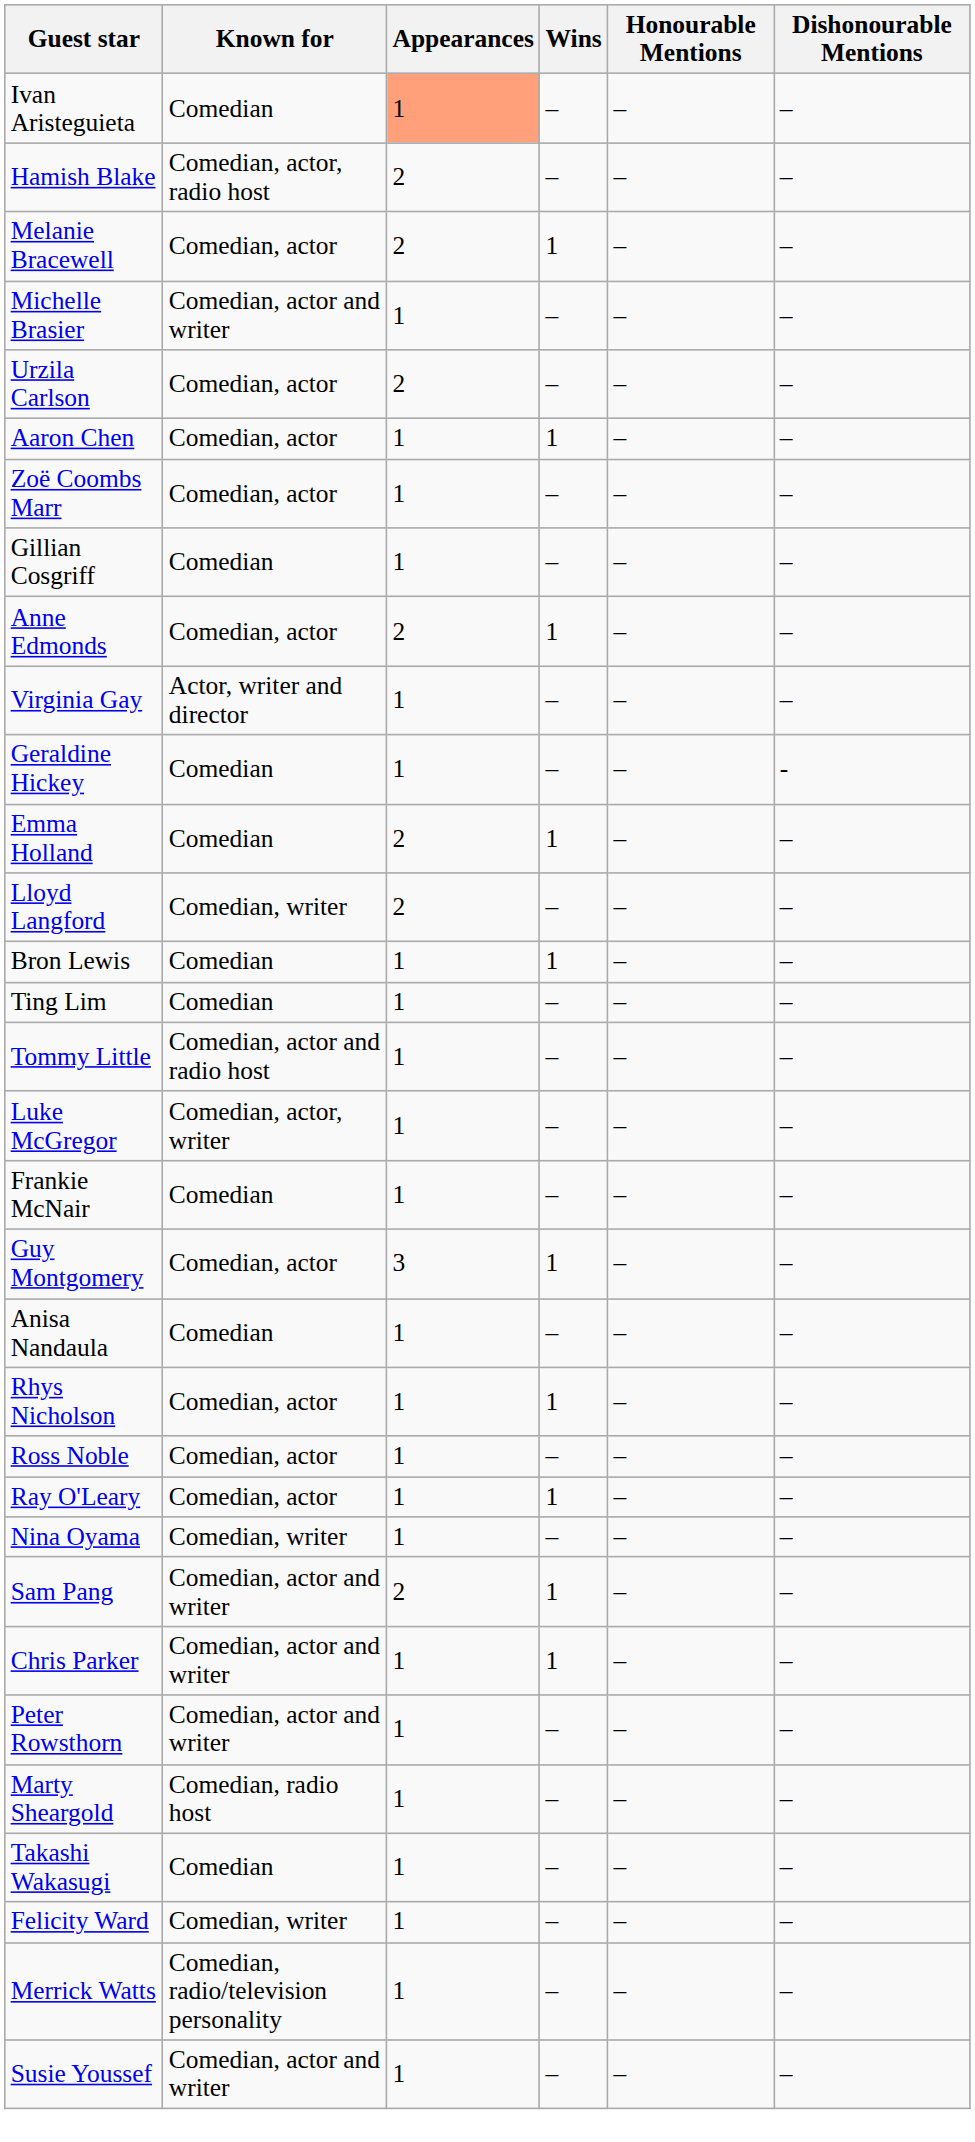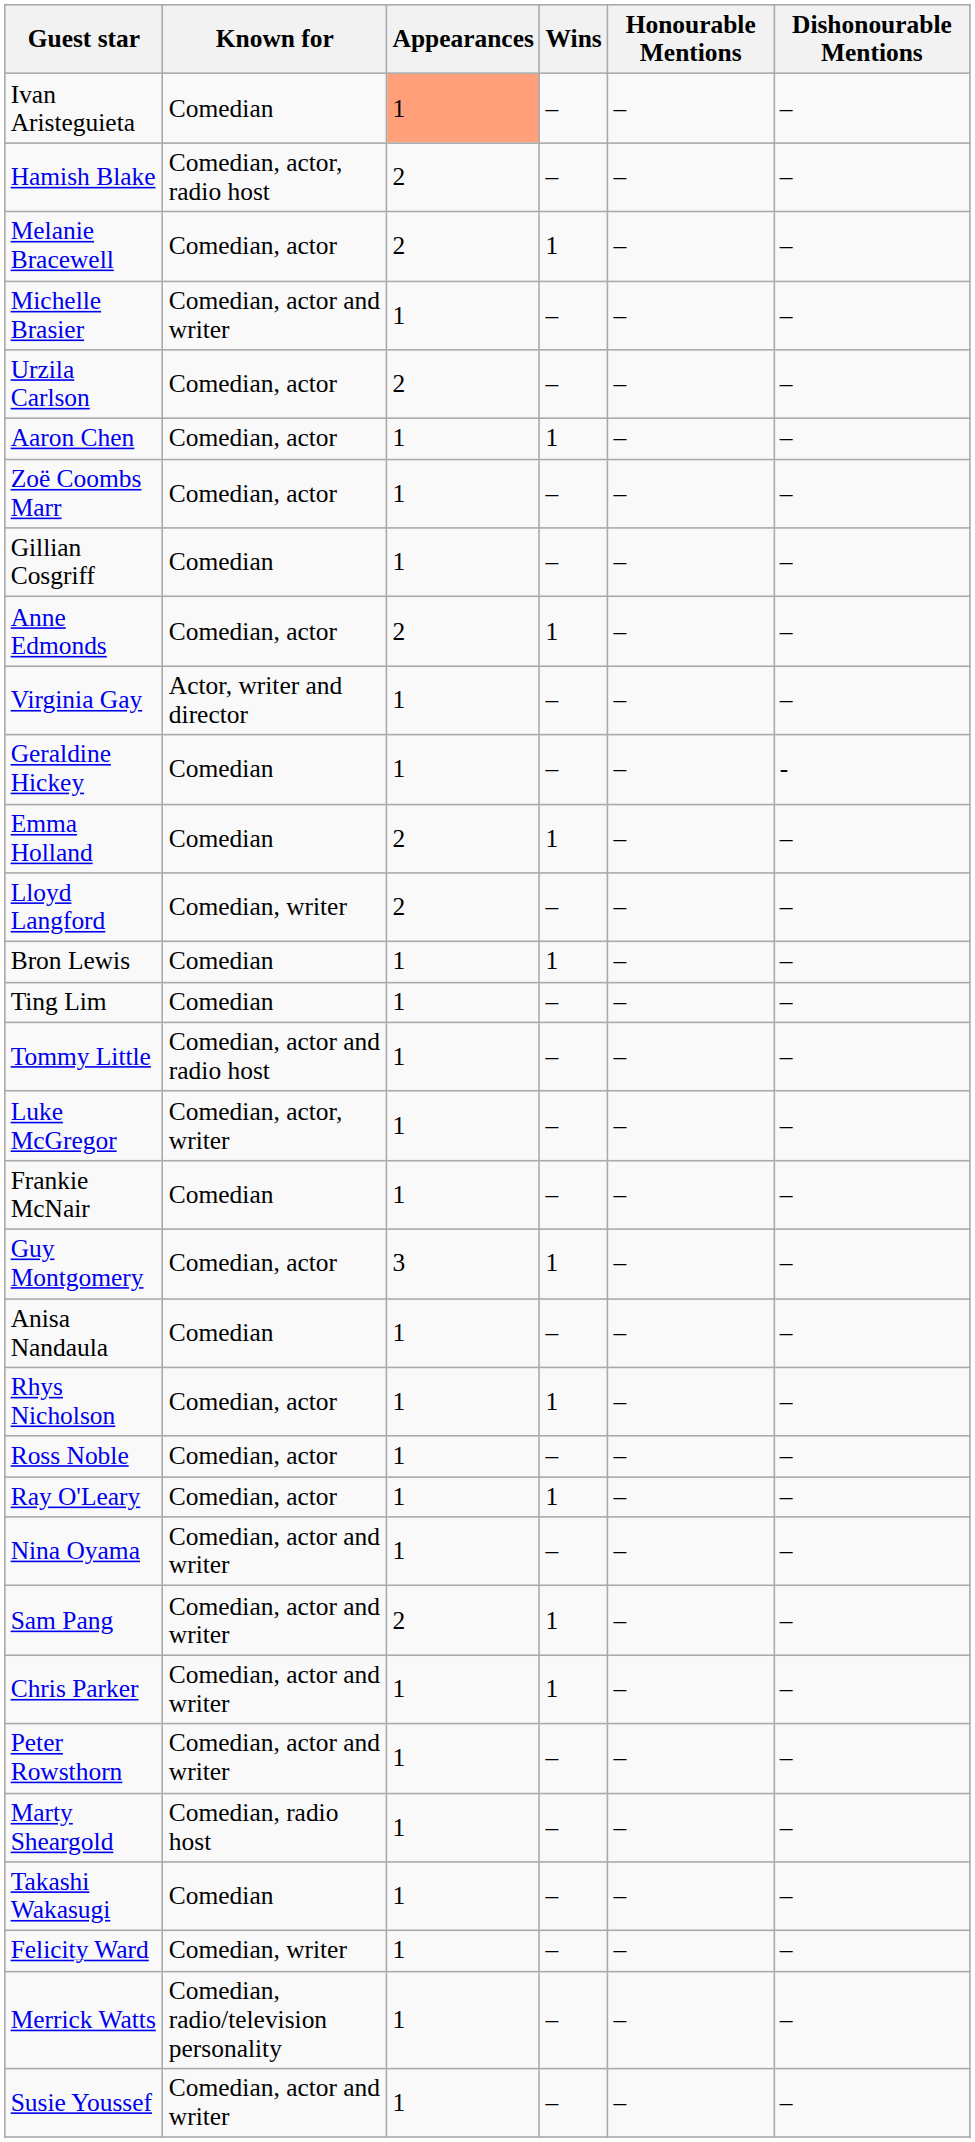(258, 1536) Comedian, writer -> (274, 1551) Comedian, actor and writer
